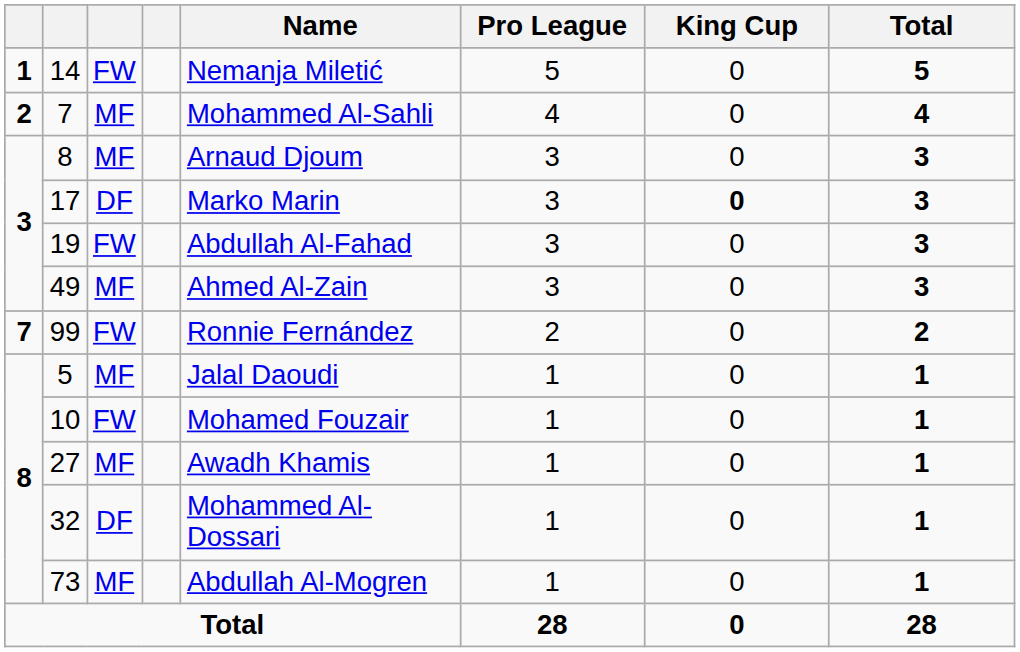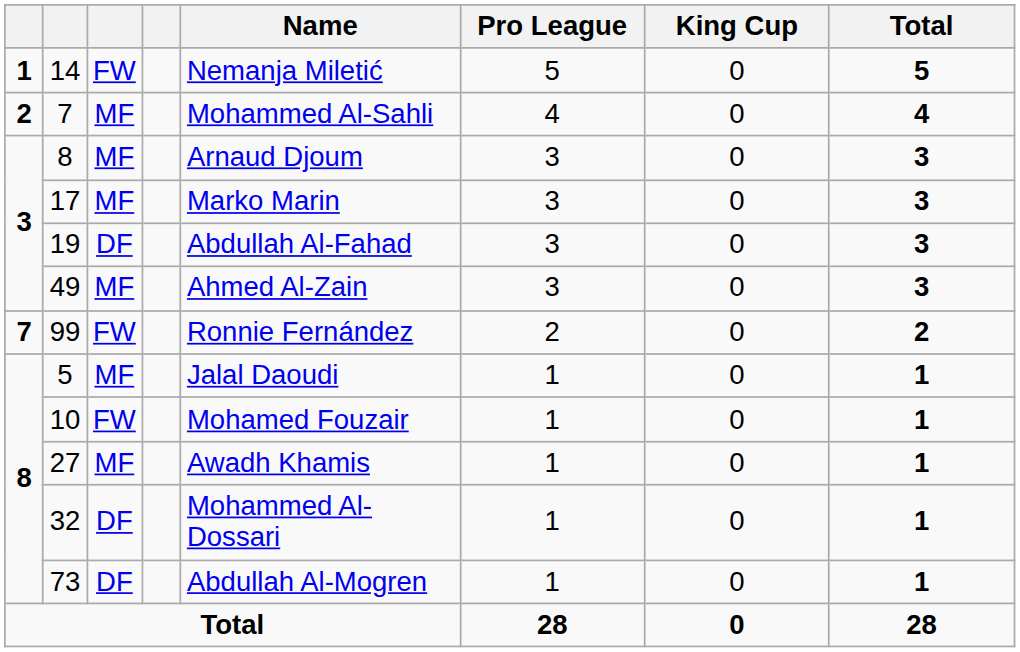(114, 200) DF -> (114, 200) MF
(737, 200) bold -> (737, 200) normal
(114, 244) FW -> (114, 244) DF
(114, 581) MF -> (114, 581) DF
